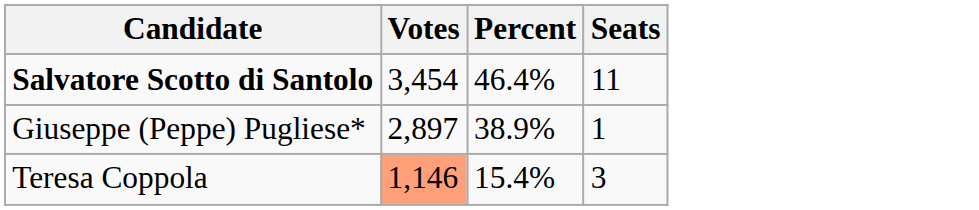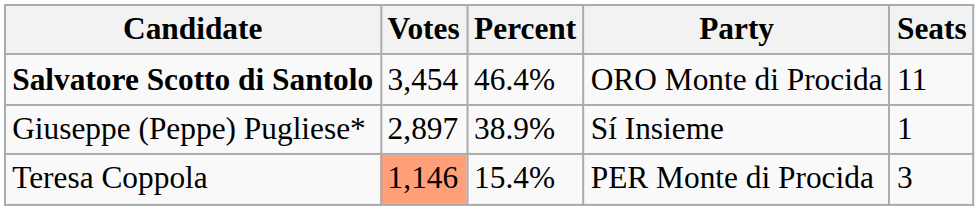+ column: (737, 29)
